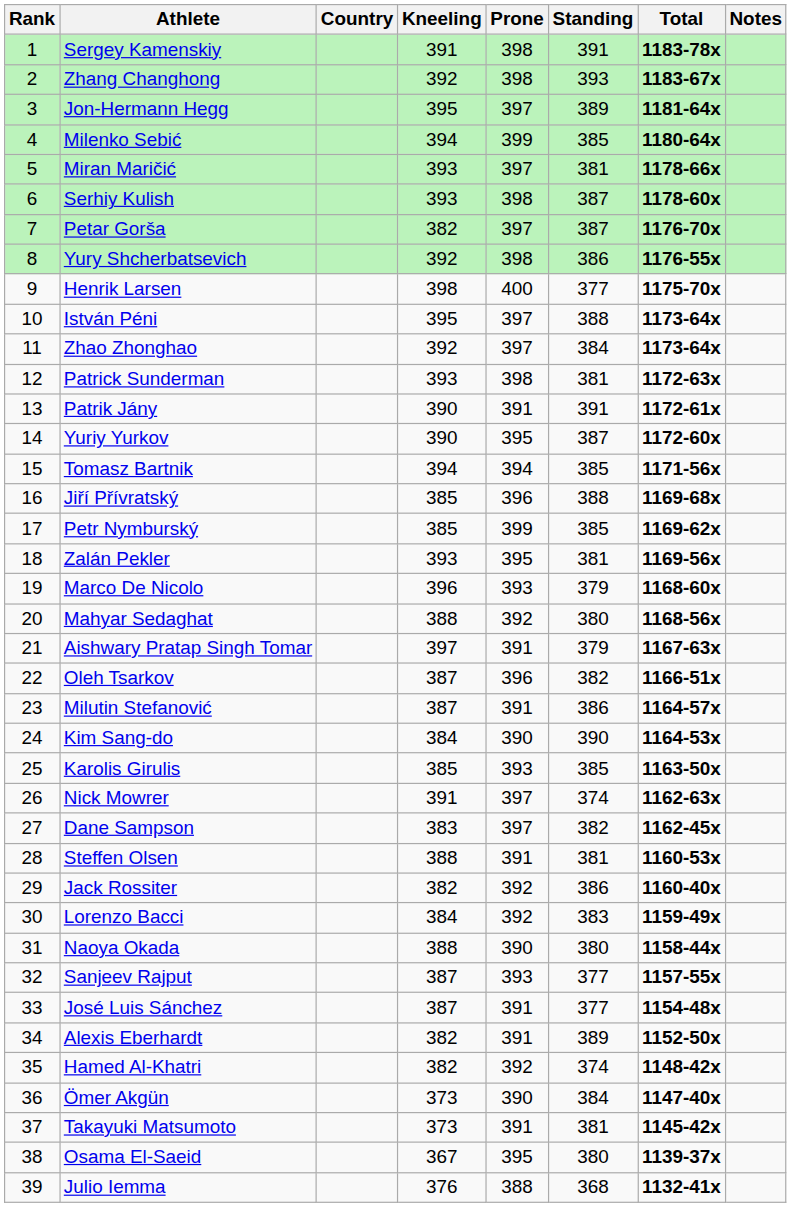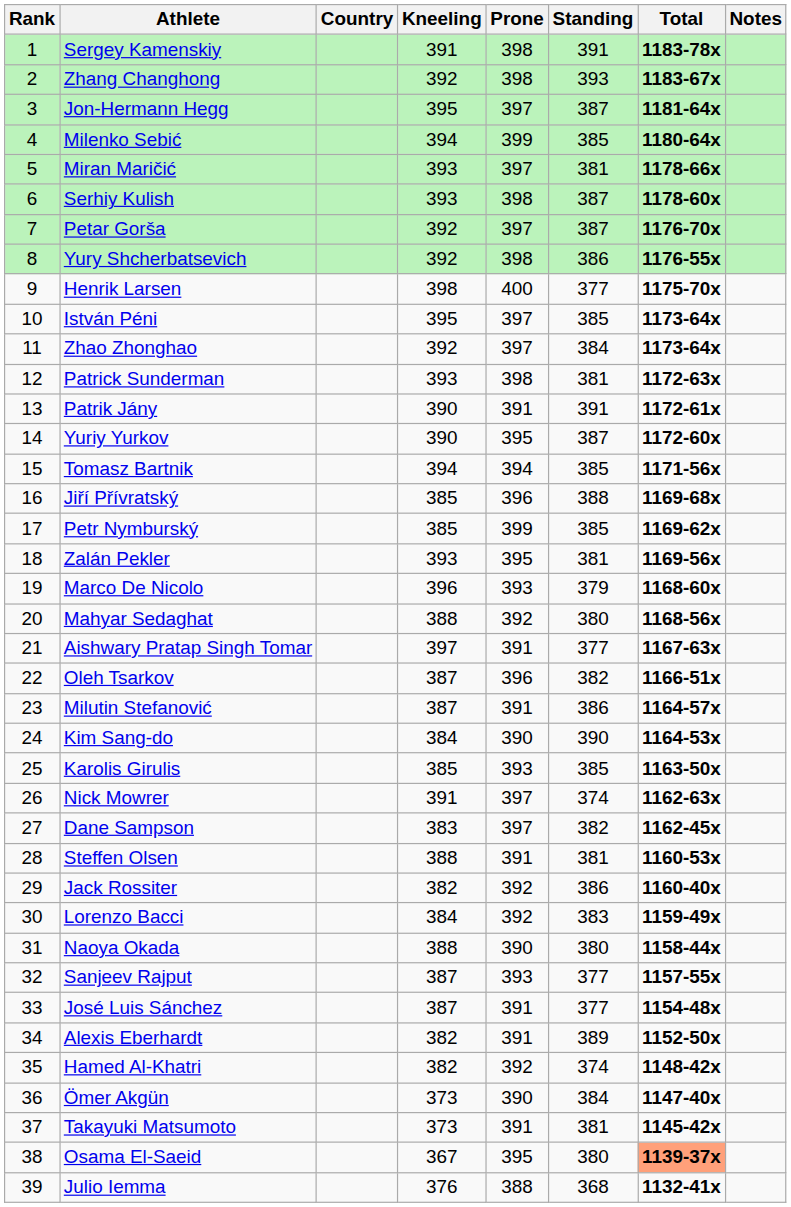(593, 109) 389 -> (593, 109) 387
(442, 229) 382 -> (442, 229) 392
(593, 318) 388 -> (593, 318) 385
(593, 648) 379 -> (593, 648) 377
(681, 1157) no background -> (681, 1157) lightsalmon background
